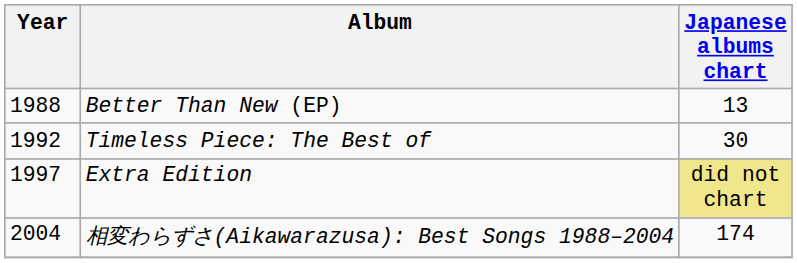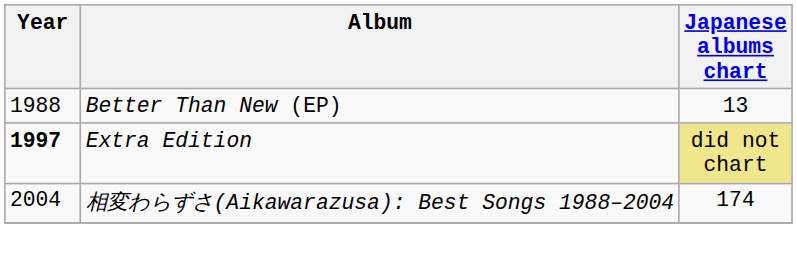- row: (258, 141)
(35, 176) normal -> (35, 141) bold
